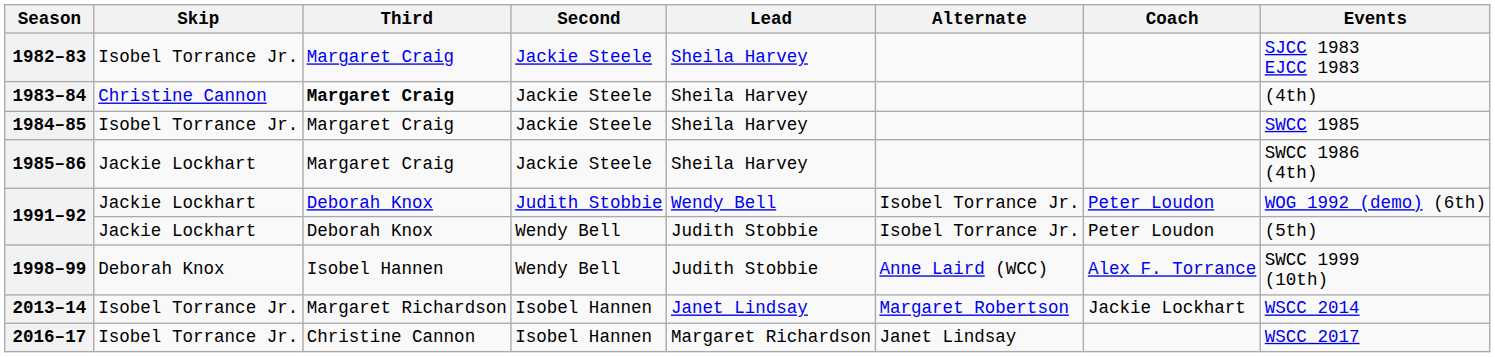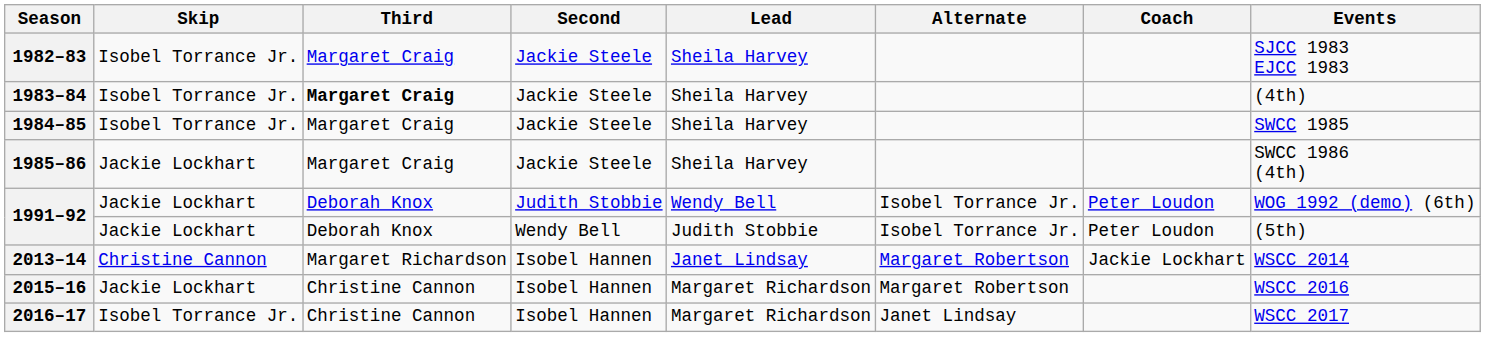(182, 96) Christine Cannon -> (198, 96) Isobel Torrance Jr.
- row: (49, 270)
(198, 309) Isobel Torrance Jr. -> (182, 260) Christine Cannon
+ row: (49, 288)
